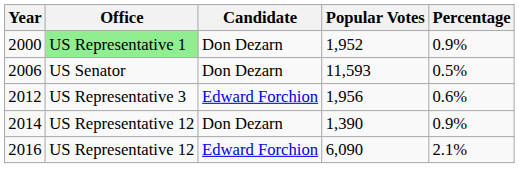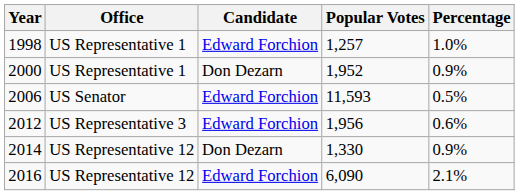+ row: (25, 44)
(118, 44) lightgreen background -> (118, 70) no background
(243, 70) Don Dezarn -> (260, 96) Edward Forchion
(344, 123) 1,390 -> (344, 149) 1,330
